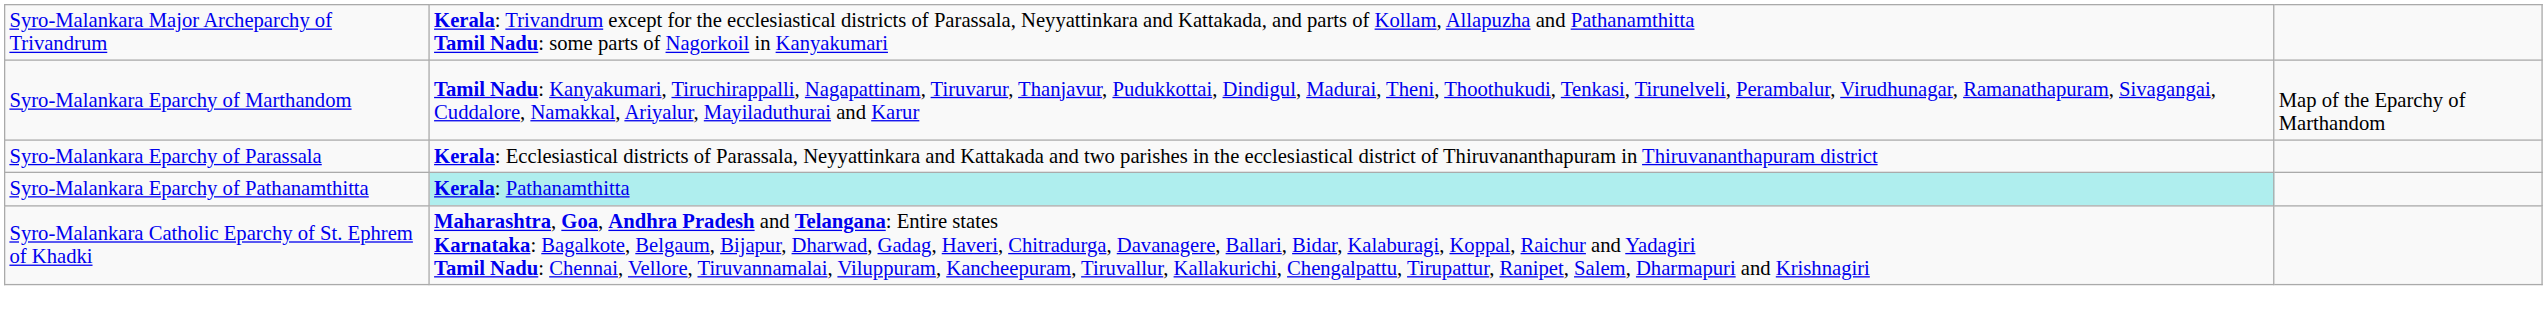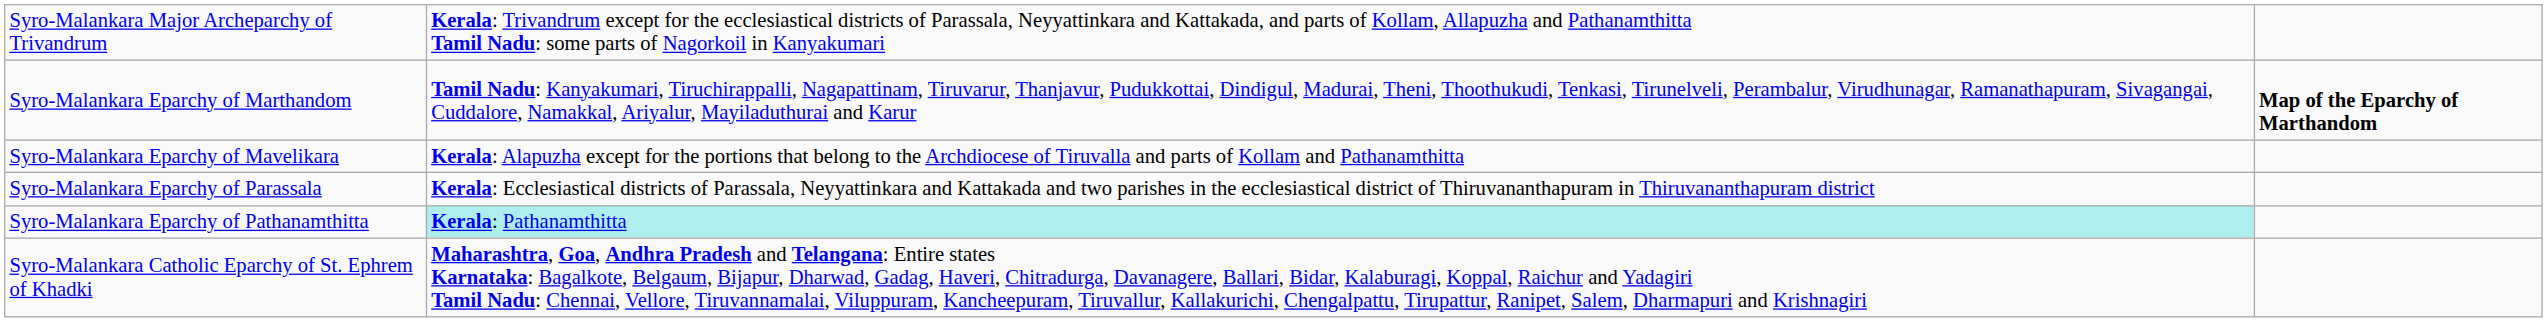(2372, 111) normal -> (2359, 111) bold
+ row: (174, 155)
